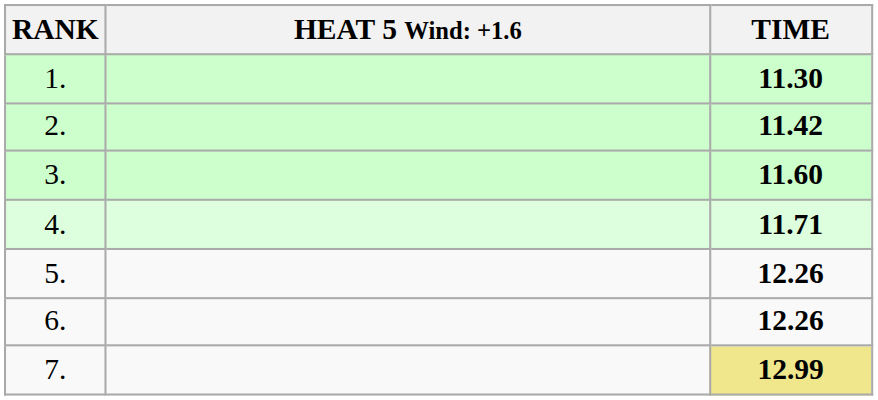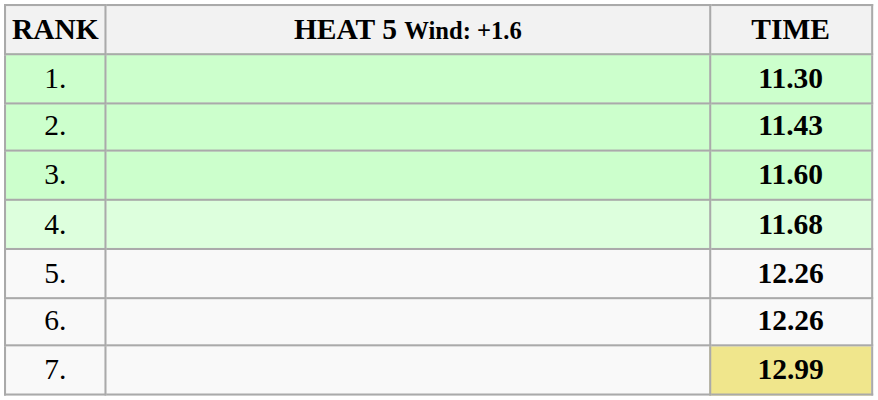(791, 126) 11.42 -> (791, 126) 11.43
(791, 223) 11.71 -> (791, 223) 11.68
